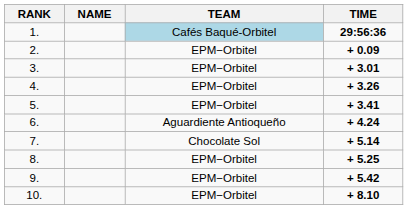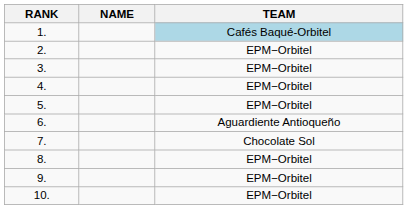- column: (363, 14)
